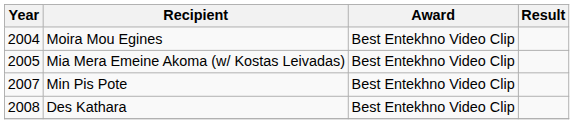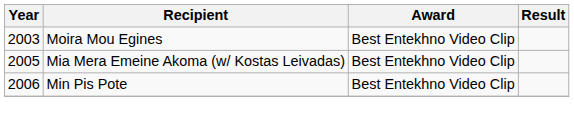(24, 38) 2004 -> (24, 38) 2003
(24, 84) 2007 -> (24, 84) 2006
- row: (86, 107)
